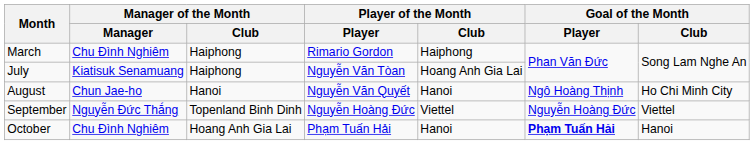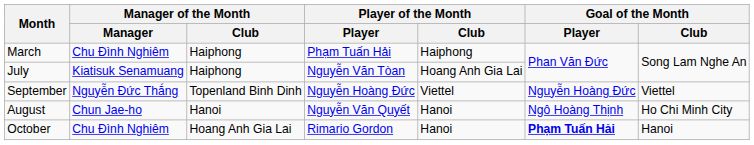(350, 52) Rimario Gordon -> (349, 52) Phạm Tuấn Hải
rows swapped: (26, 91) <-> (37, 110)
(349, 129) Phạm Tuấn Hải -> (350, 129) Rimario Gordon
